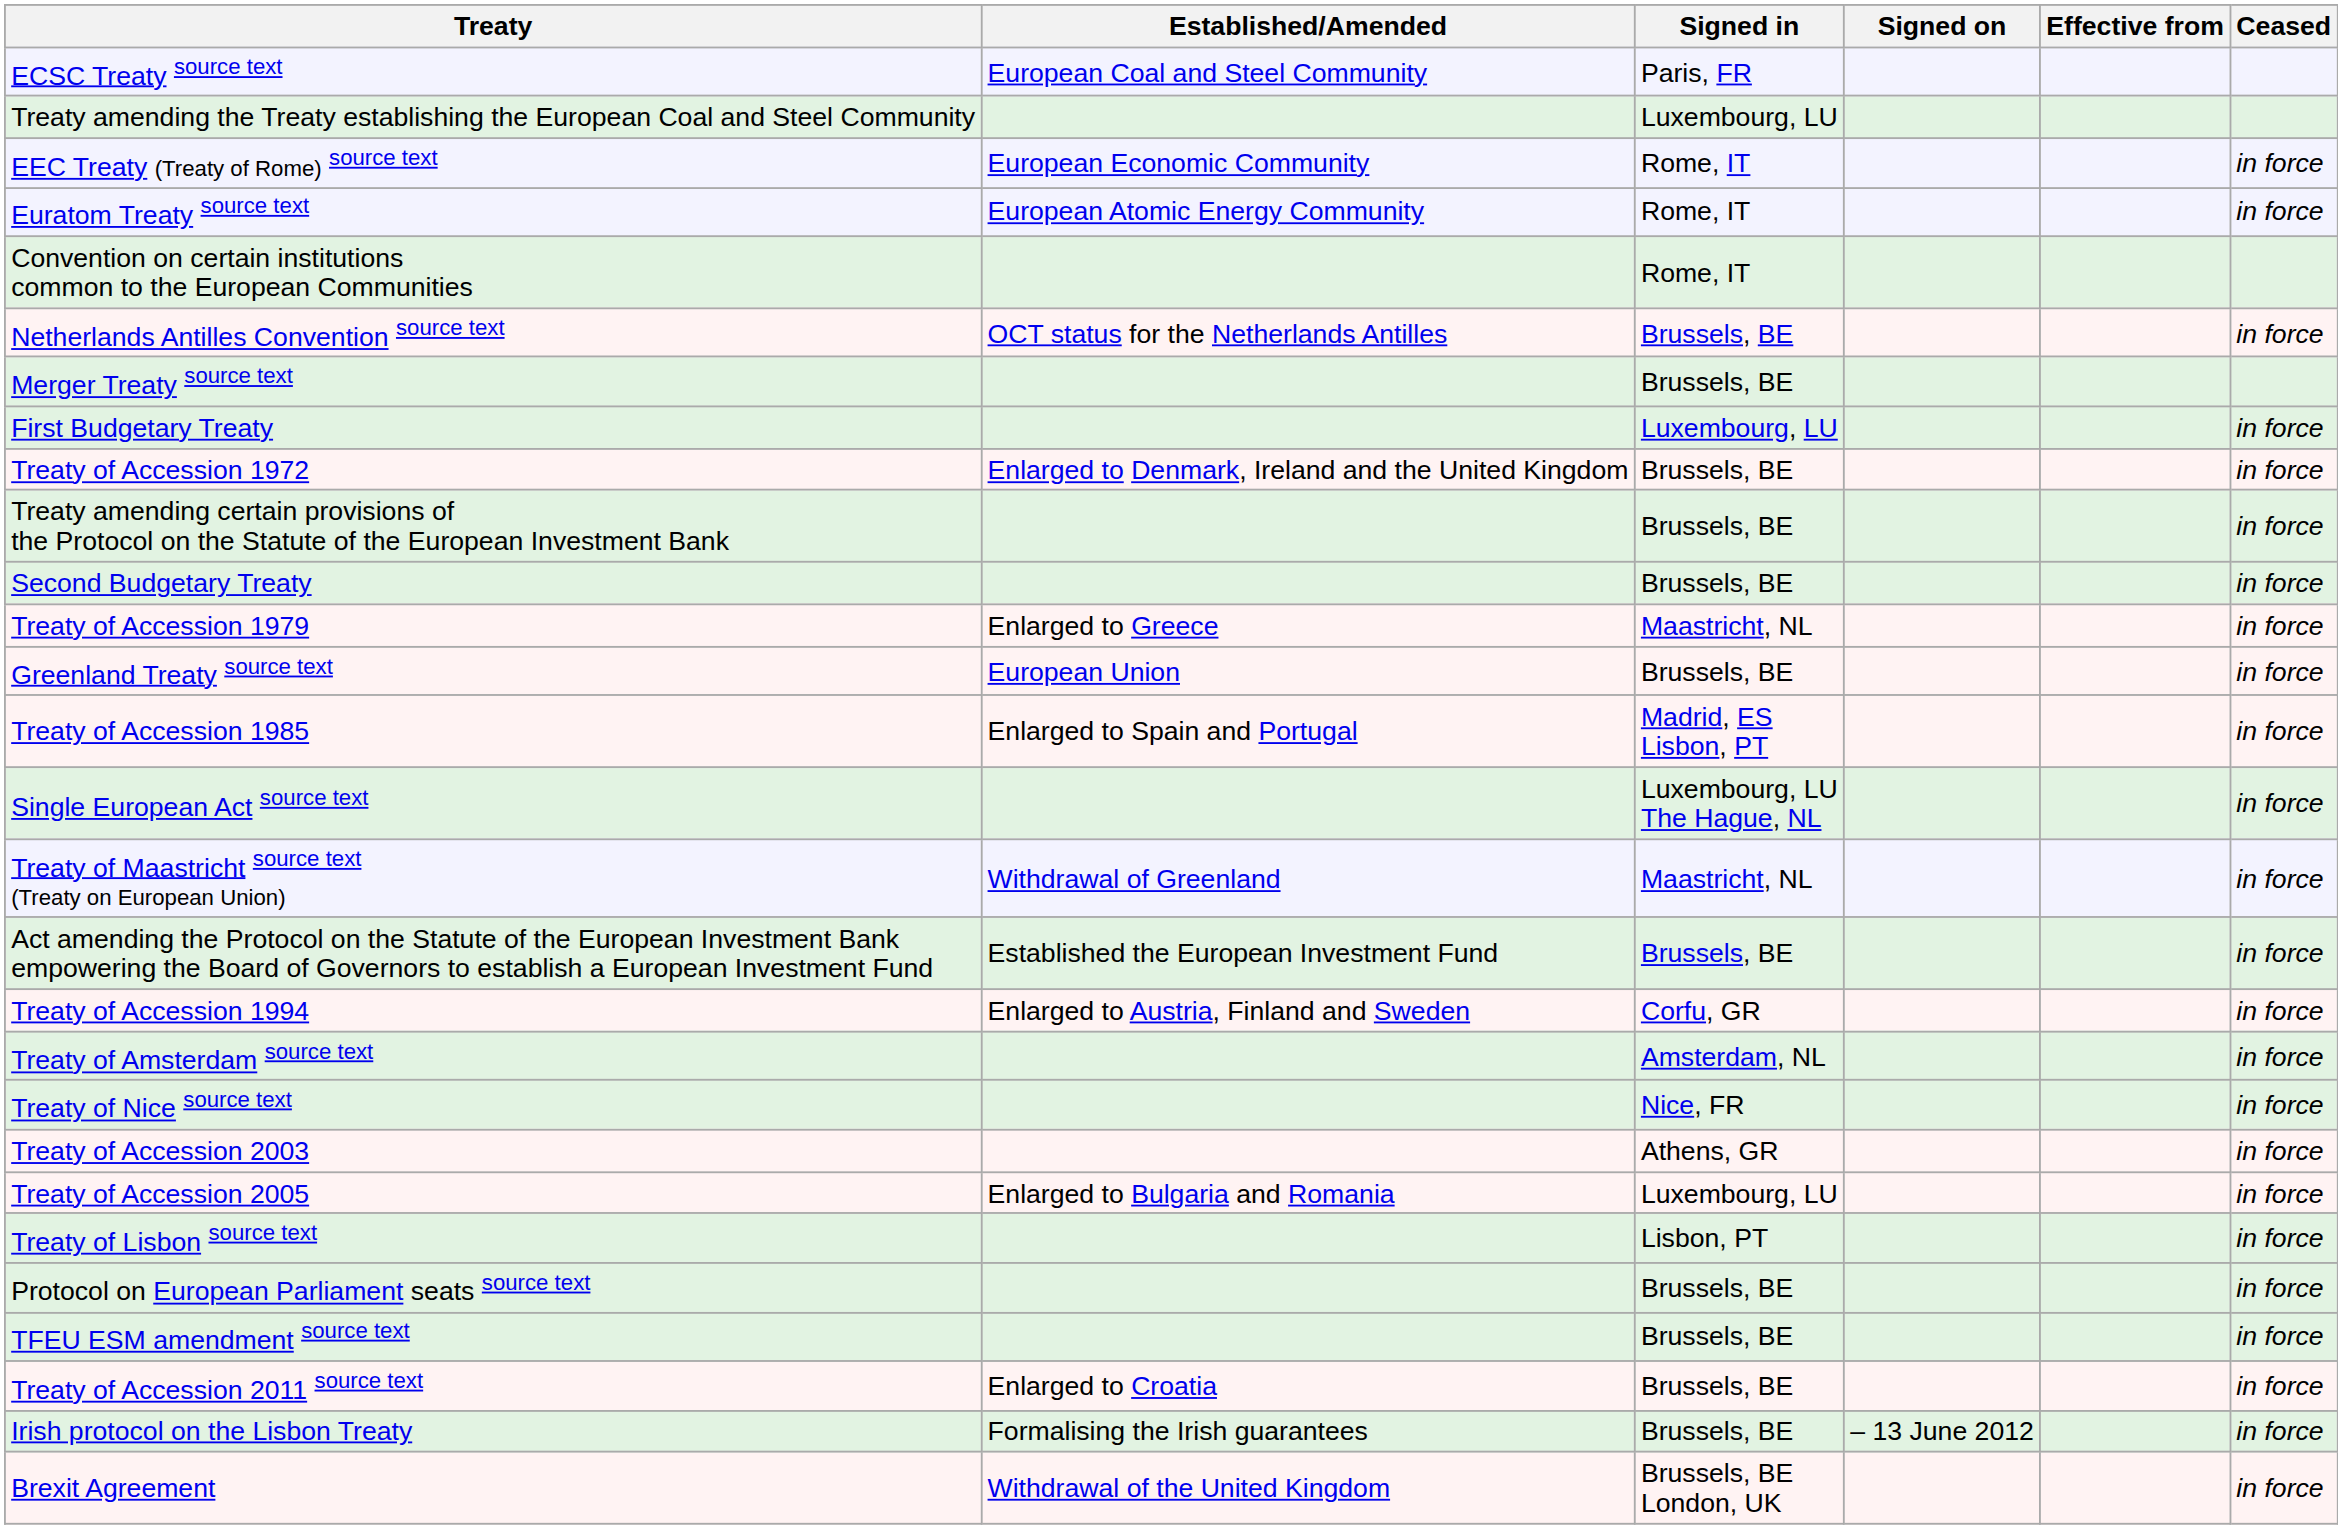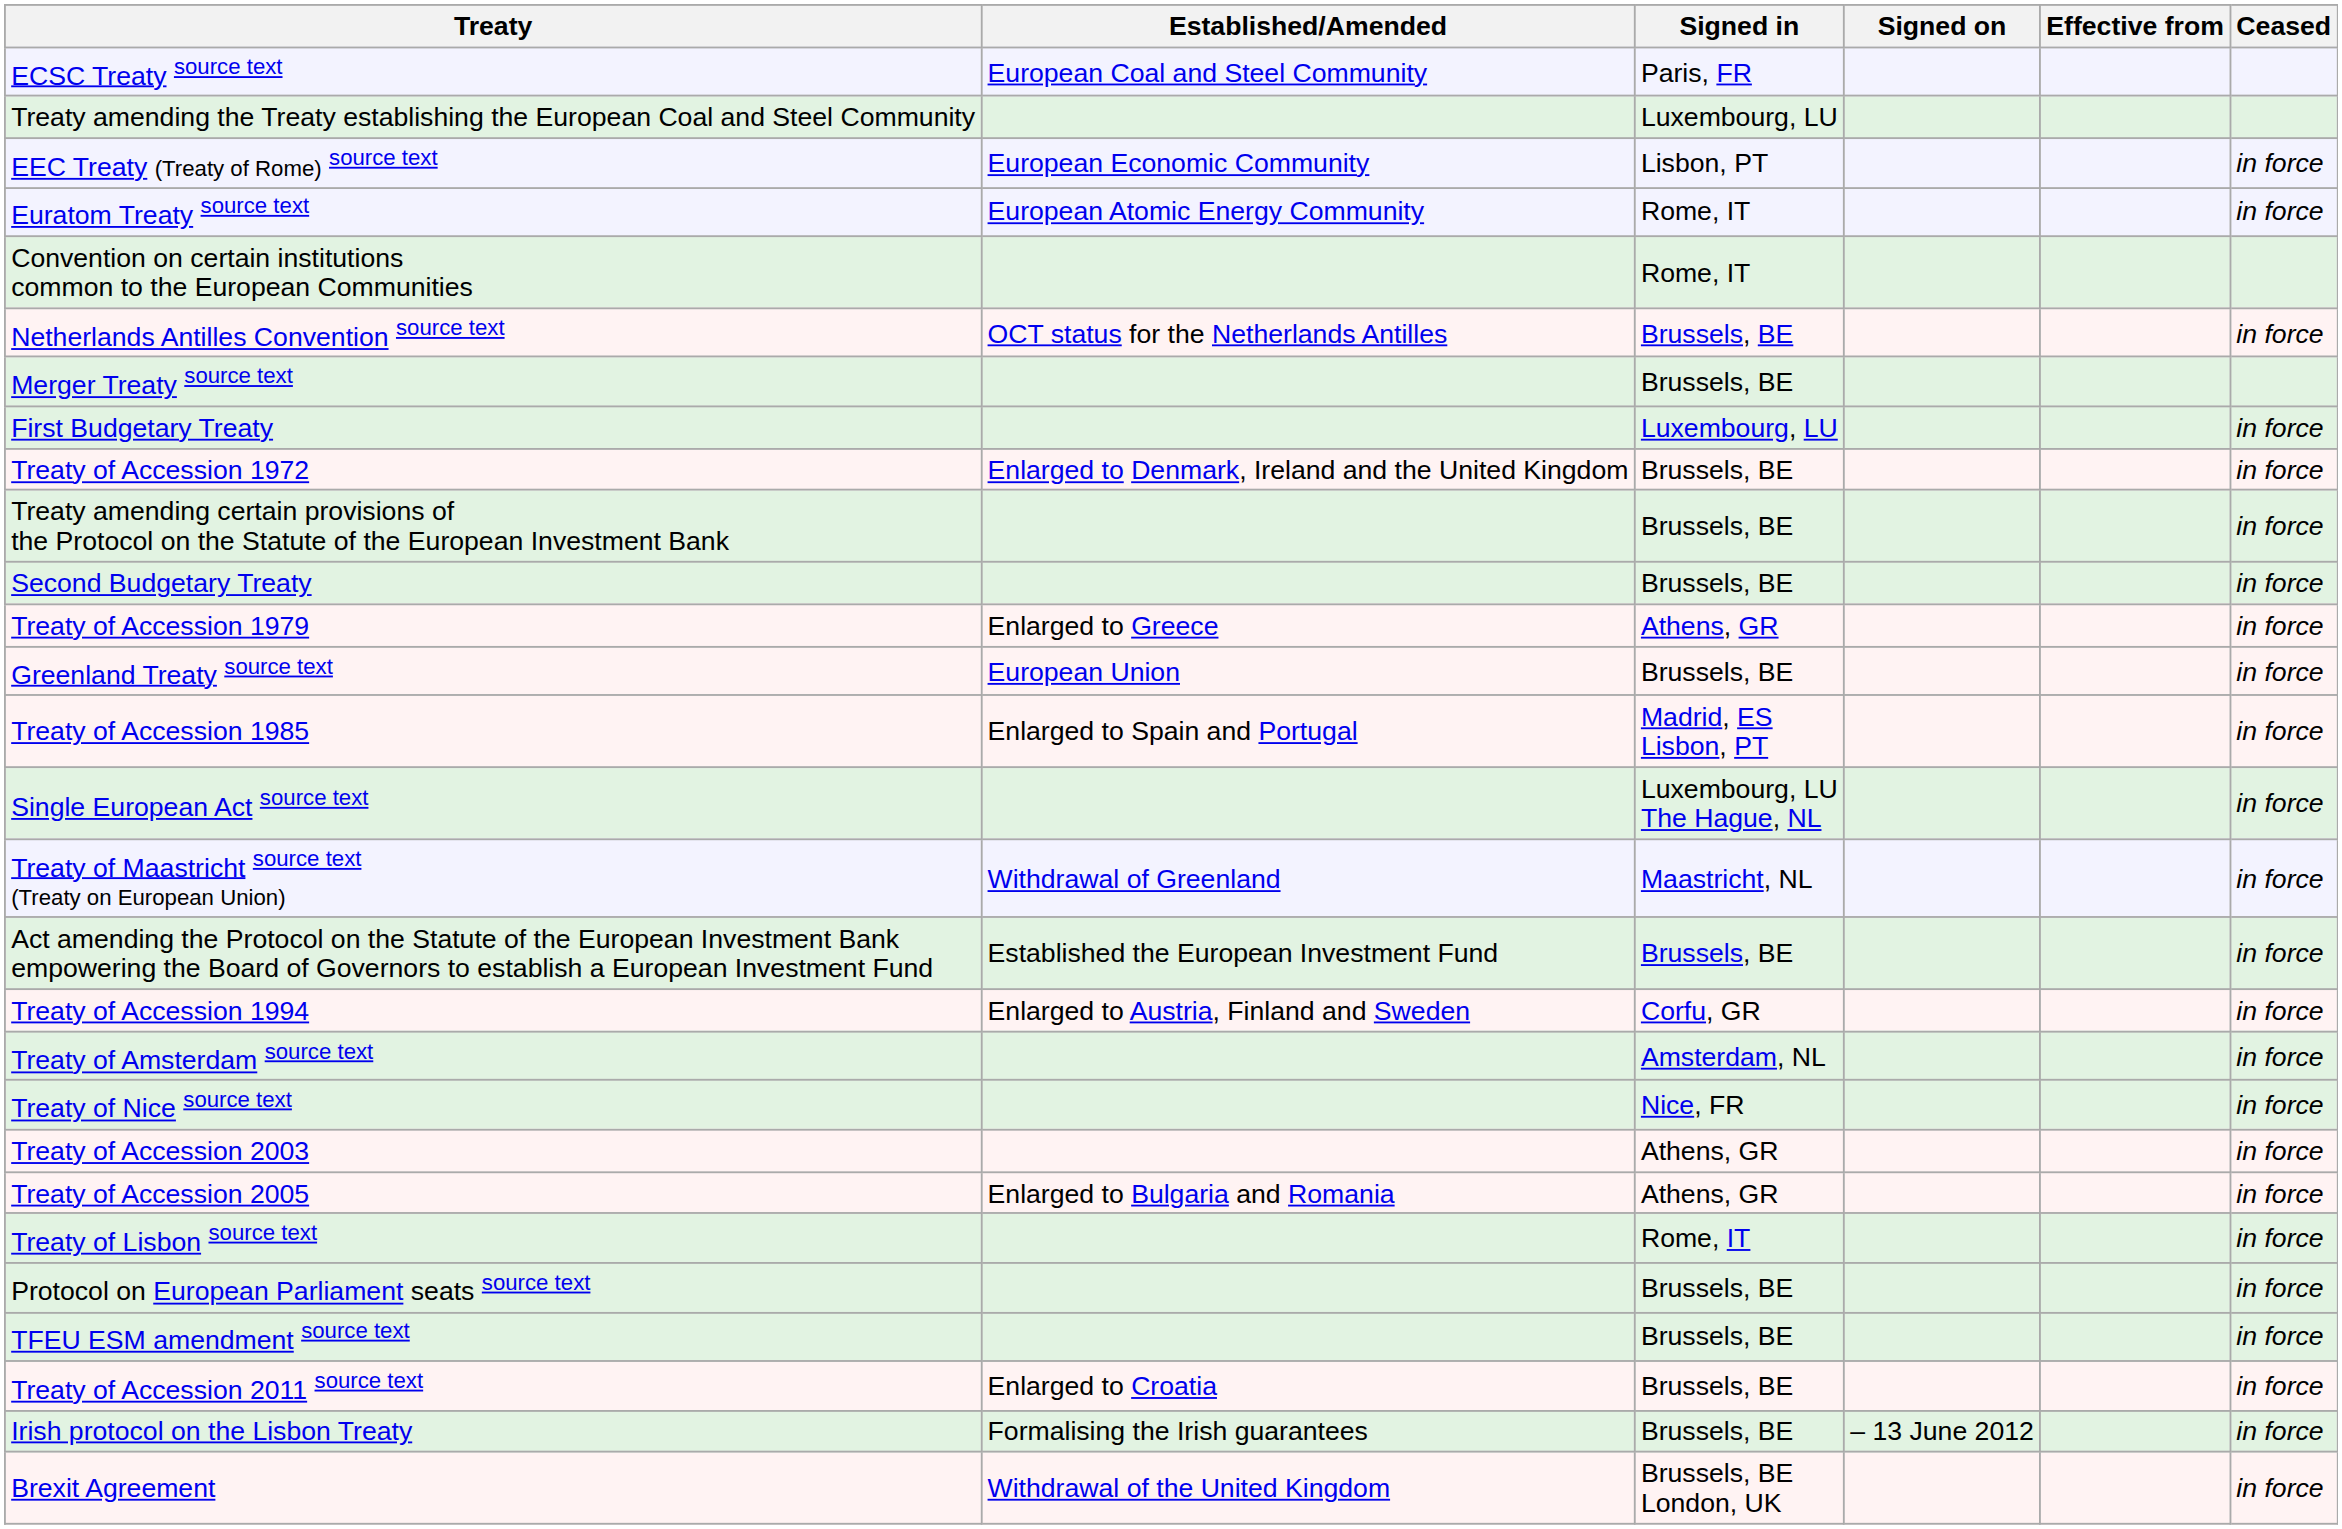(1696, 163) Rome, IT -> (1705, 163) Lisbon, PT
(1727, 626) Maastricht, NL -> (1710, 626) Athens, GR
(1739, 1193) Luxembourg, LU -> (1710, 1193) Athens, GR
(1705, 1239) Lisbon, PT -> (1696, 1239) Rome, IT
